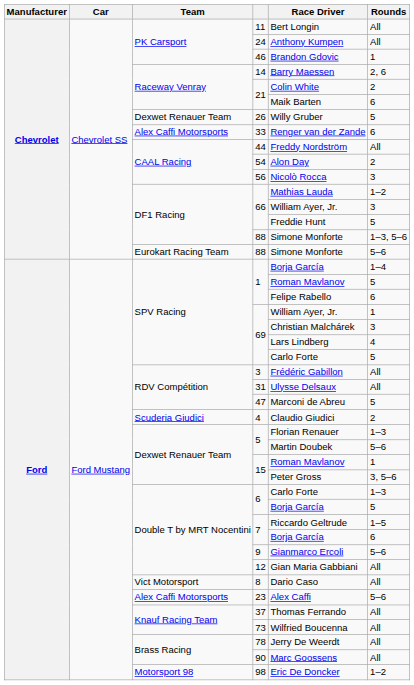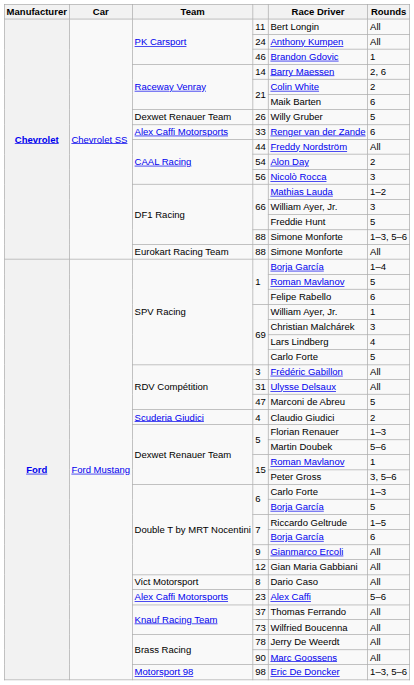(378, 252) 5–6 -> (375, 252) All
(378, 552) 5–6 -> (375, 552) All
(378, 672) 1–2 -> (389, 672) 1–3, 5–6
